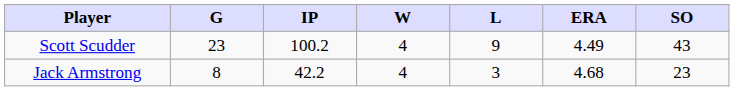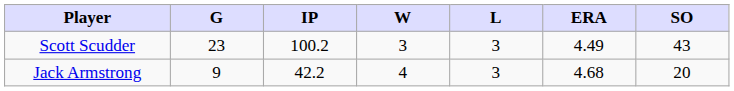(403, 45) 4 -> (403, 45) 3
(496, 45) 9 -> (496, 45) 3
(217, 72) 8 -> (217, 72) 9
(682, 72) 23 -> (682, 72) 20
